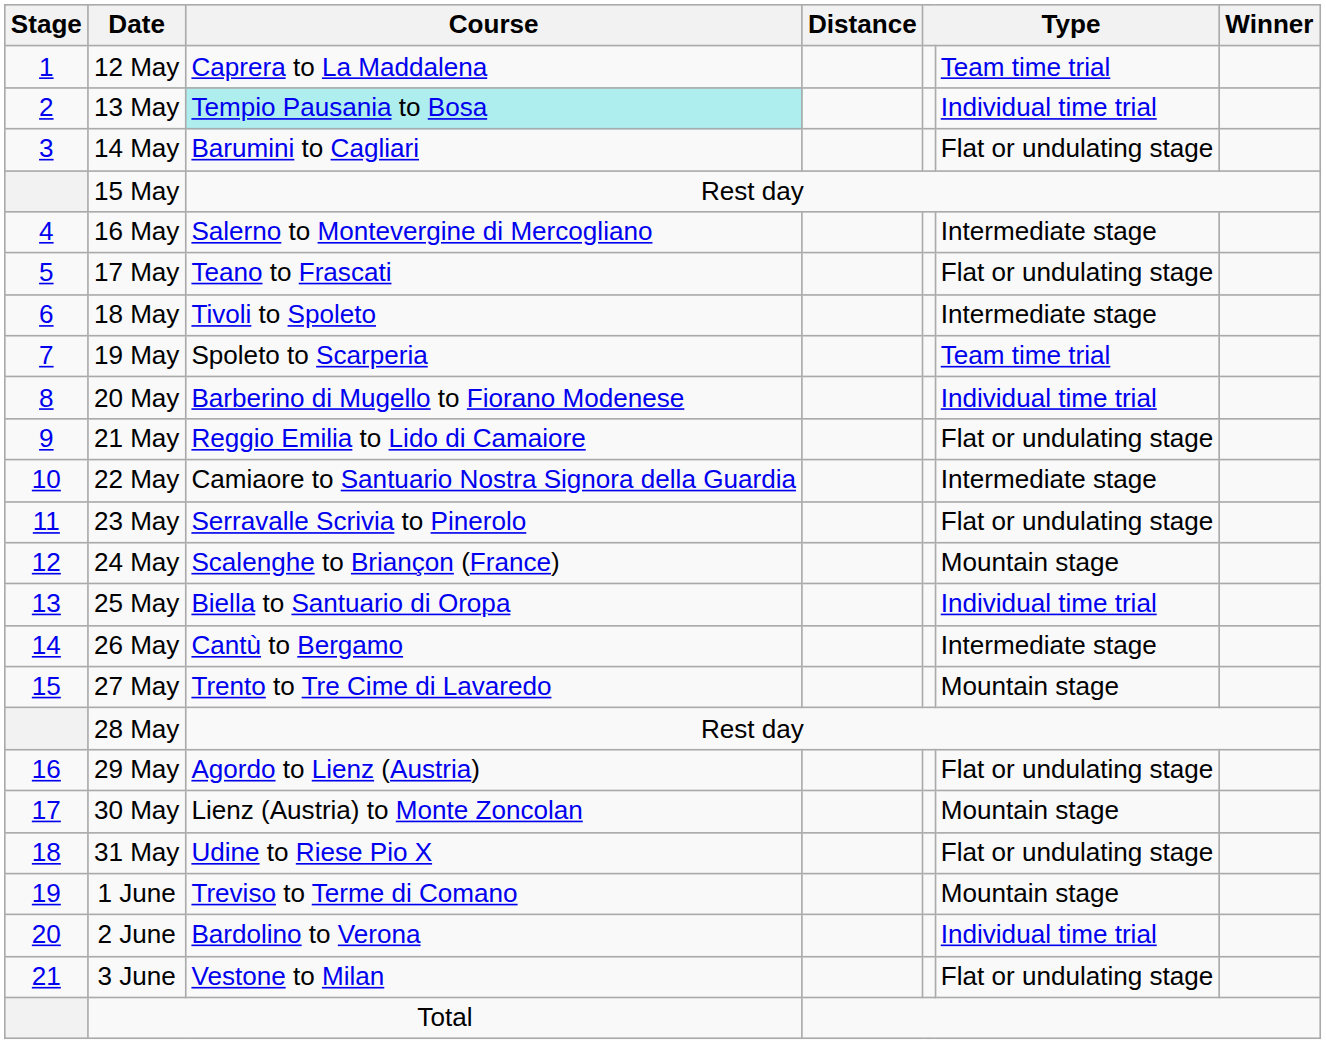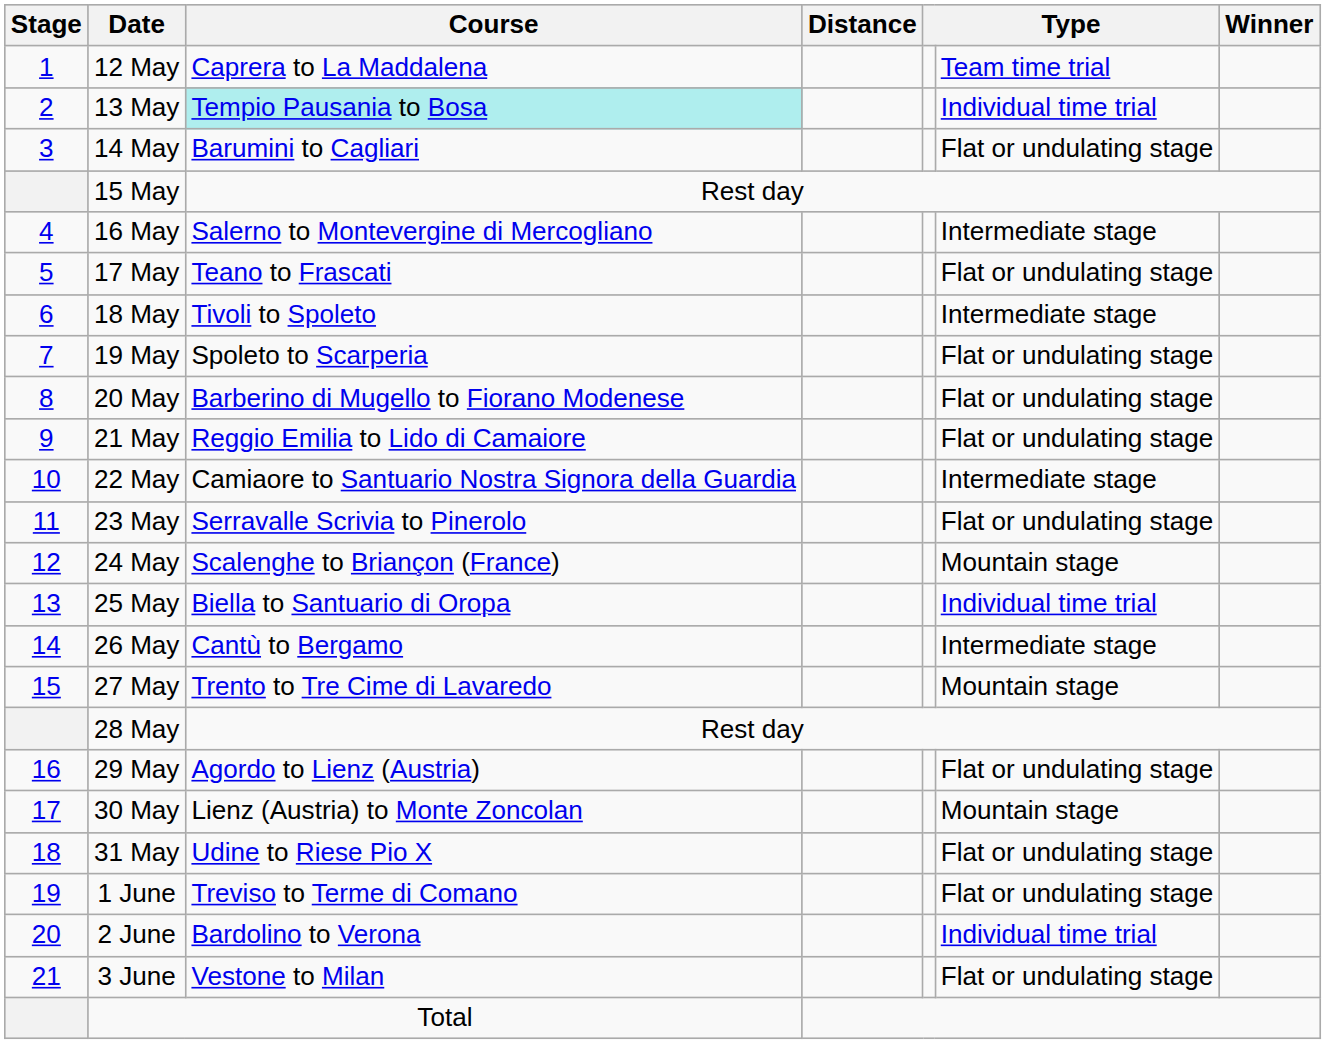(1026, 356) Team time trial -> (1077, 356) Flat or undulating stage
(1049, 397) Individual time trial -> (1077, 397) Flat or undulating stage
(1030, 893) Mountain stage -> (1077, 893) Flat or undulating stage
